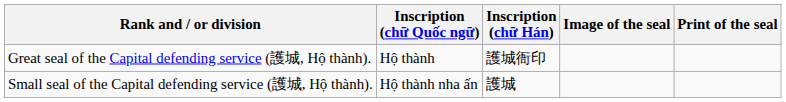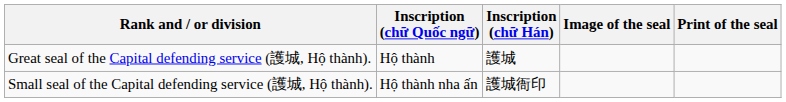(516, 57) 護城衙印 -> (501, 57) 護城
(501, 83) 護城 -> (516, 83) 護城衙印
